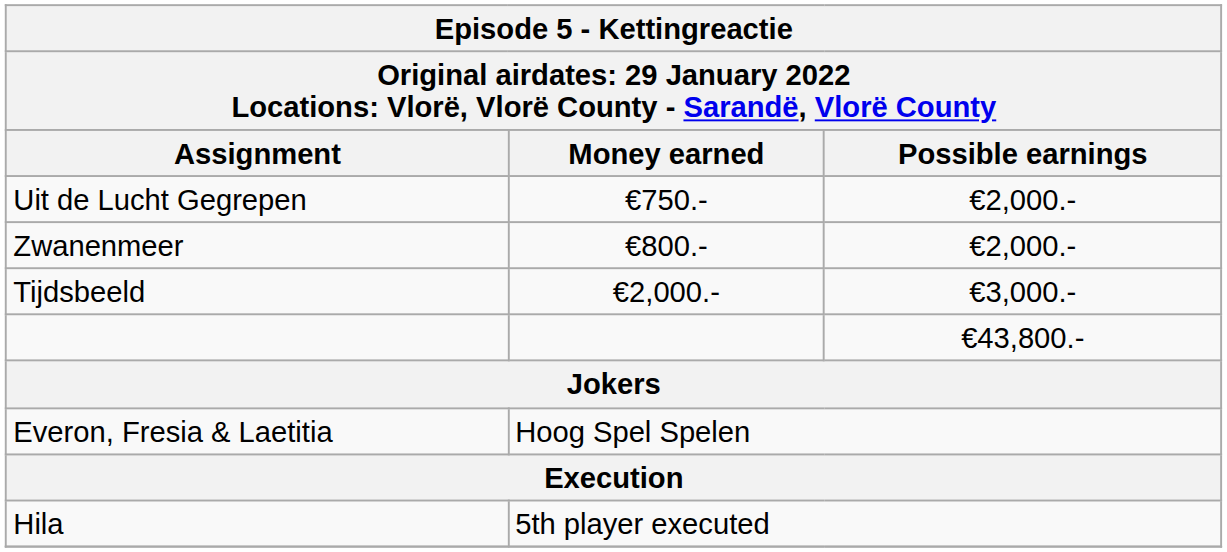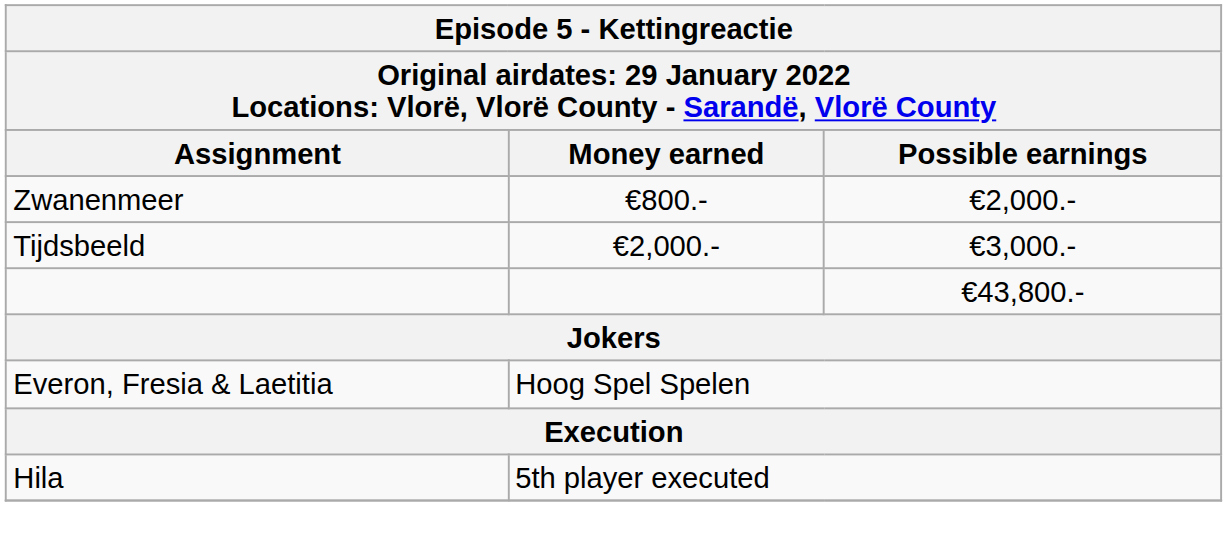- row: (160, 199)
